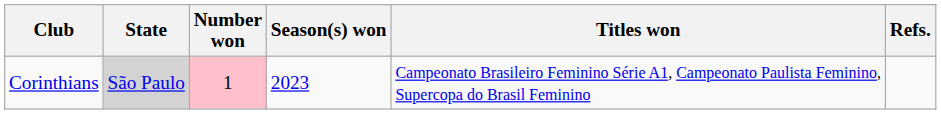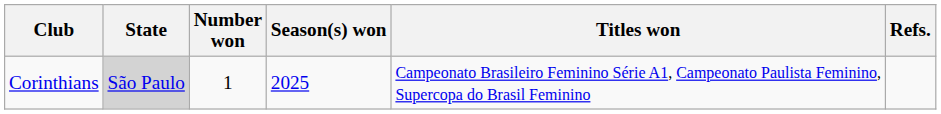(228, 82) pink background -> (228, 82) no background
(290, 82) 2023 -> (290, 82) 2025
